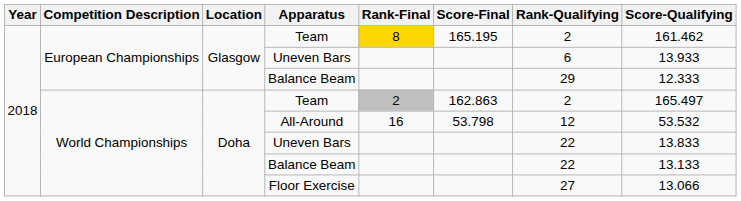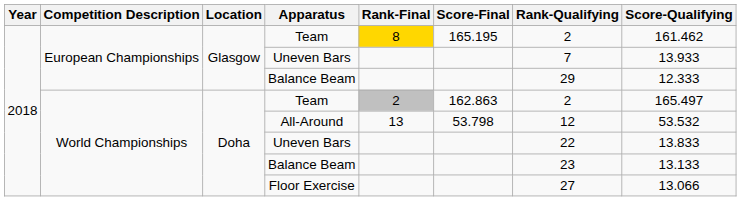(567, 57) 6 -> (567, 57) 7
(396, 121) 16 -> (396, 121) 13
(567, 164) 22 -> (567, 164) 23
